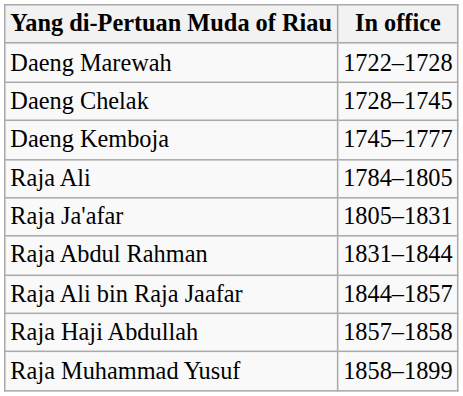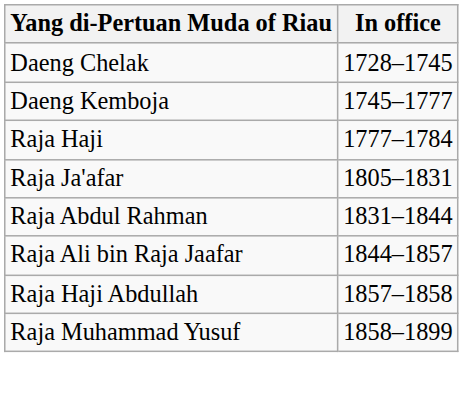- row: (91, 62)
+ row: (57, 139)
- row: (51, 178)
